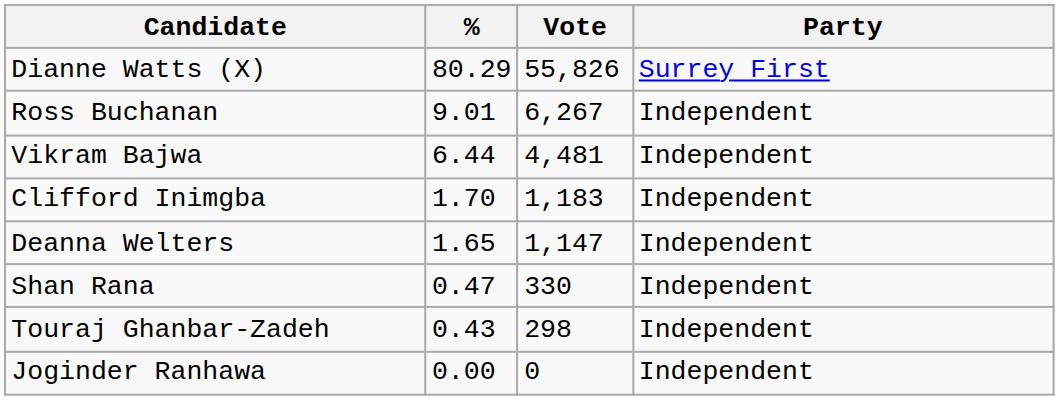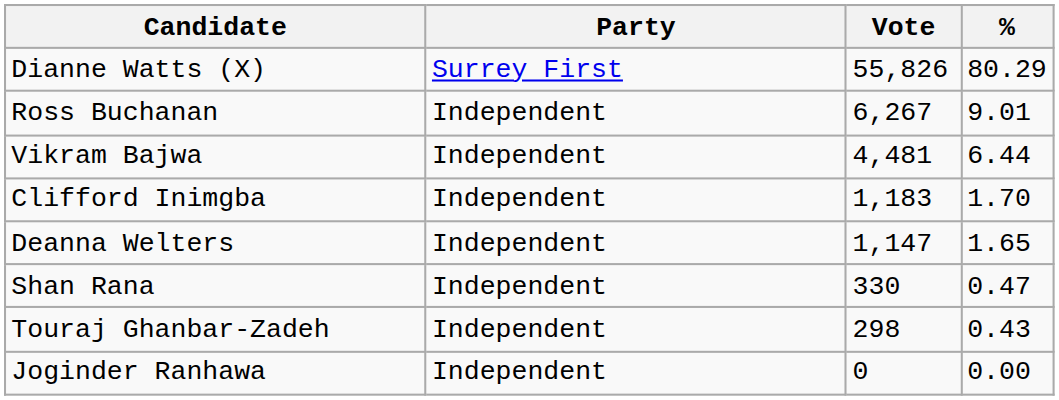columns swapped: (843, 27) <-> (472, 27)
